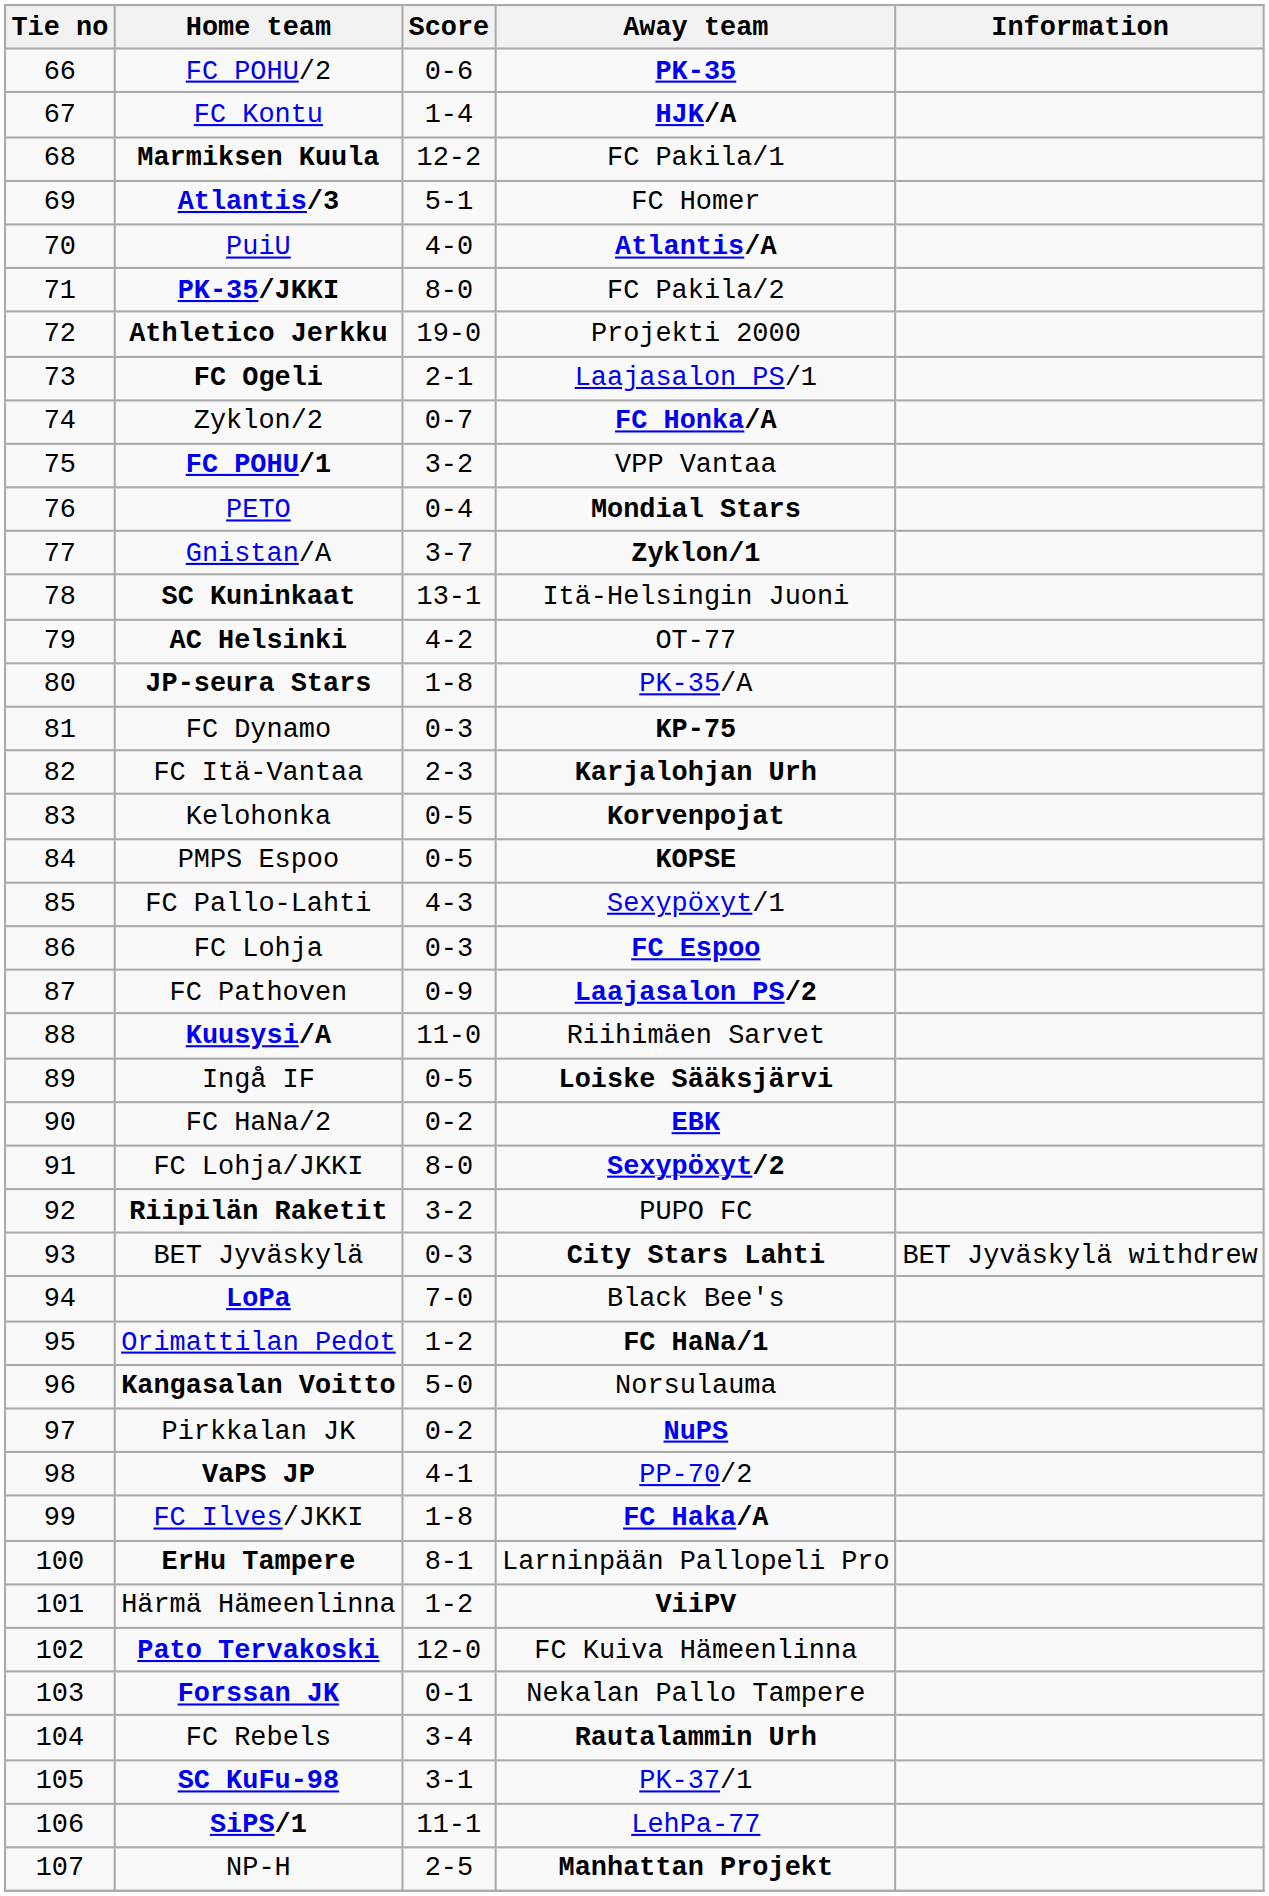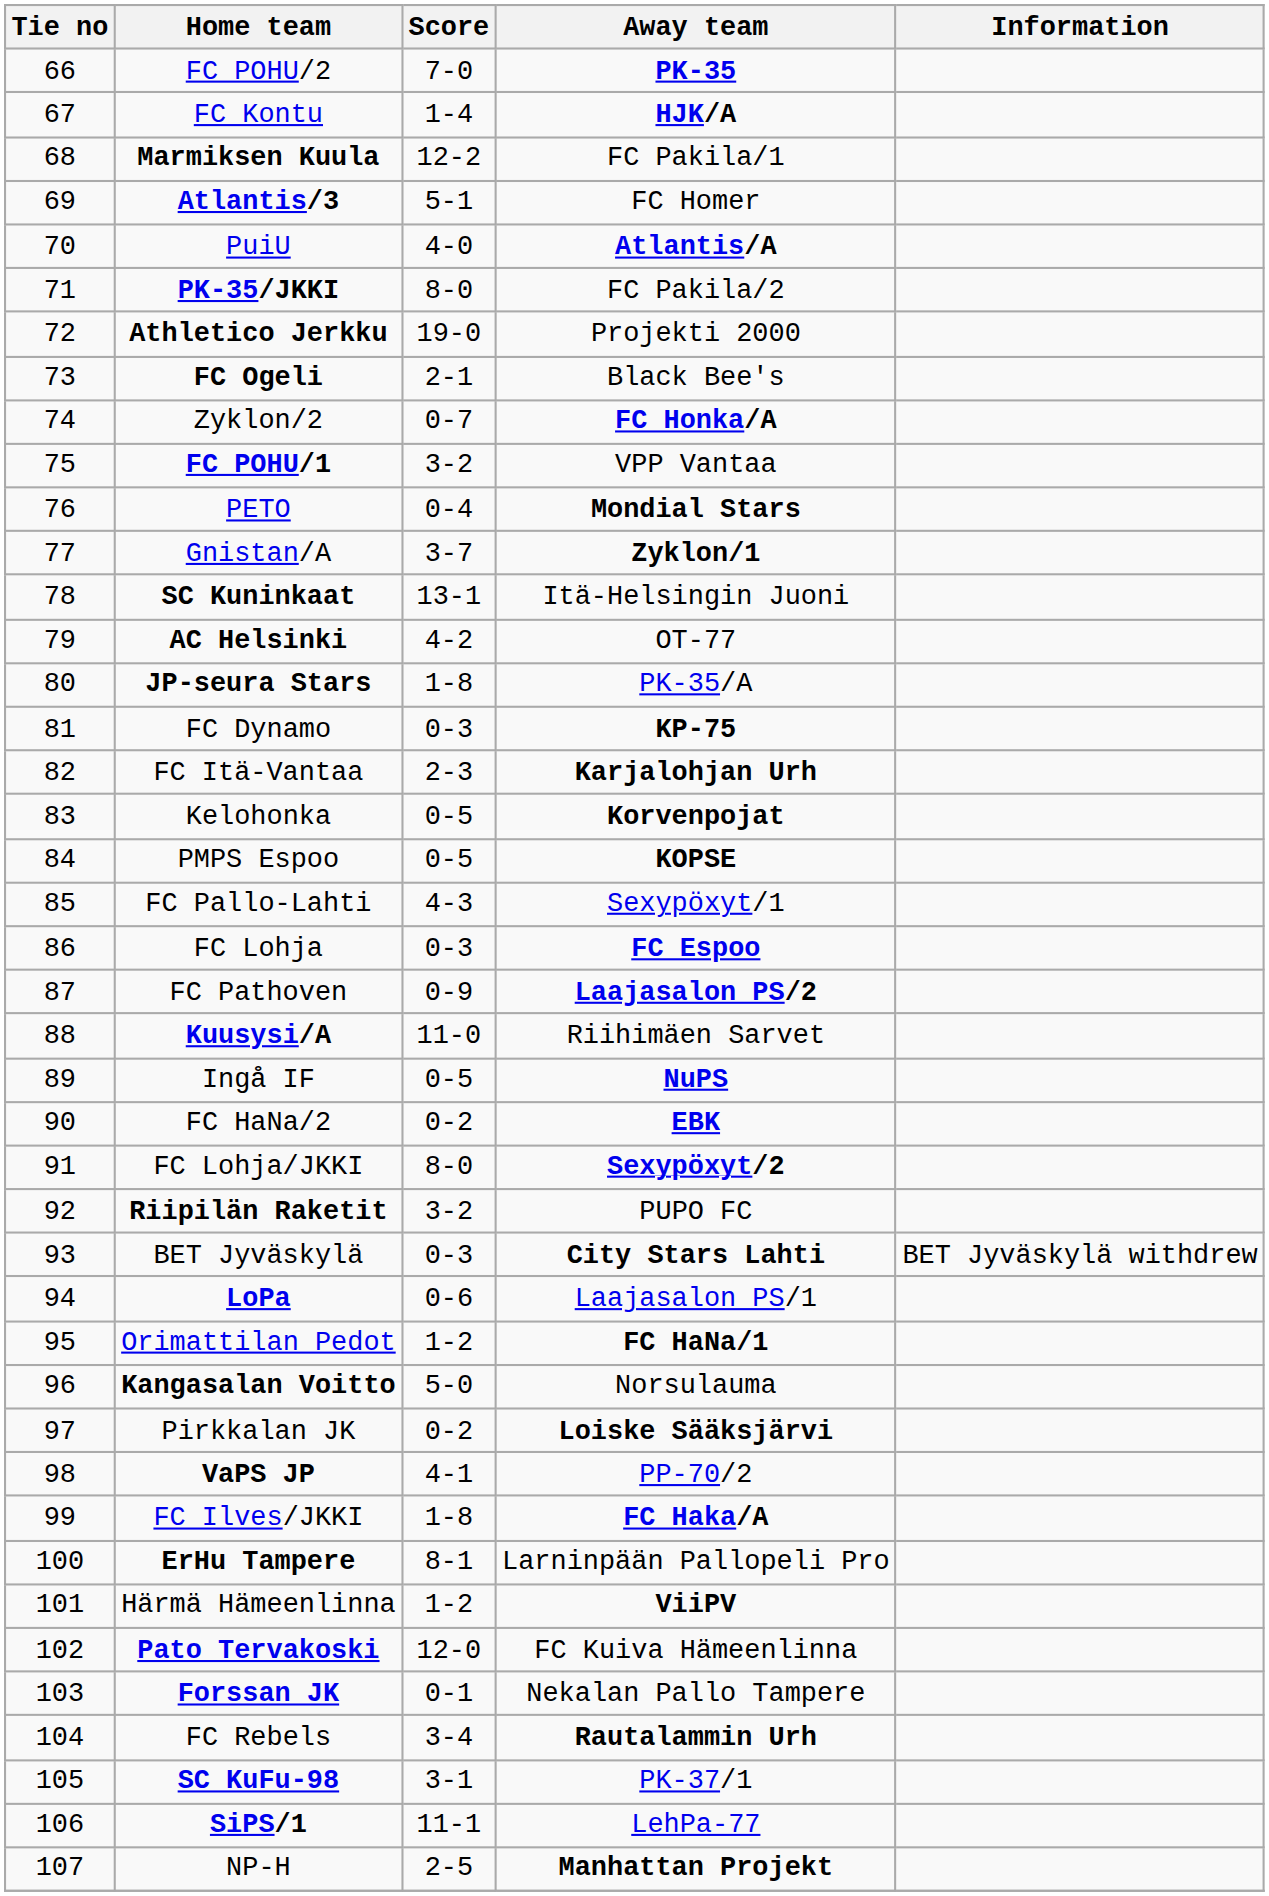(449, 71) 0-6 -> (449, 71) 7-0
(696, 378) Laajasalon PS/1 -> (696, 378) Black Bee's
(696, 1080) Loiske Sääksjärvi -> (696, 1080) NuPS
(449, 1299) 7-0 -> (449, 1299) 0-6
(696, 1299) Black Bee's -> (696, 1299) Laajasalon PS/1
(696, 1430) NuPS -> (696, 1430) Loiske Sääksjärvi
